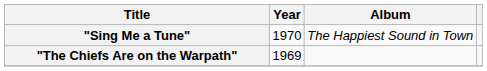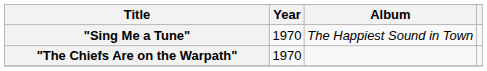(287, 55) 1969 -> (287, 55) 1970
